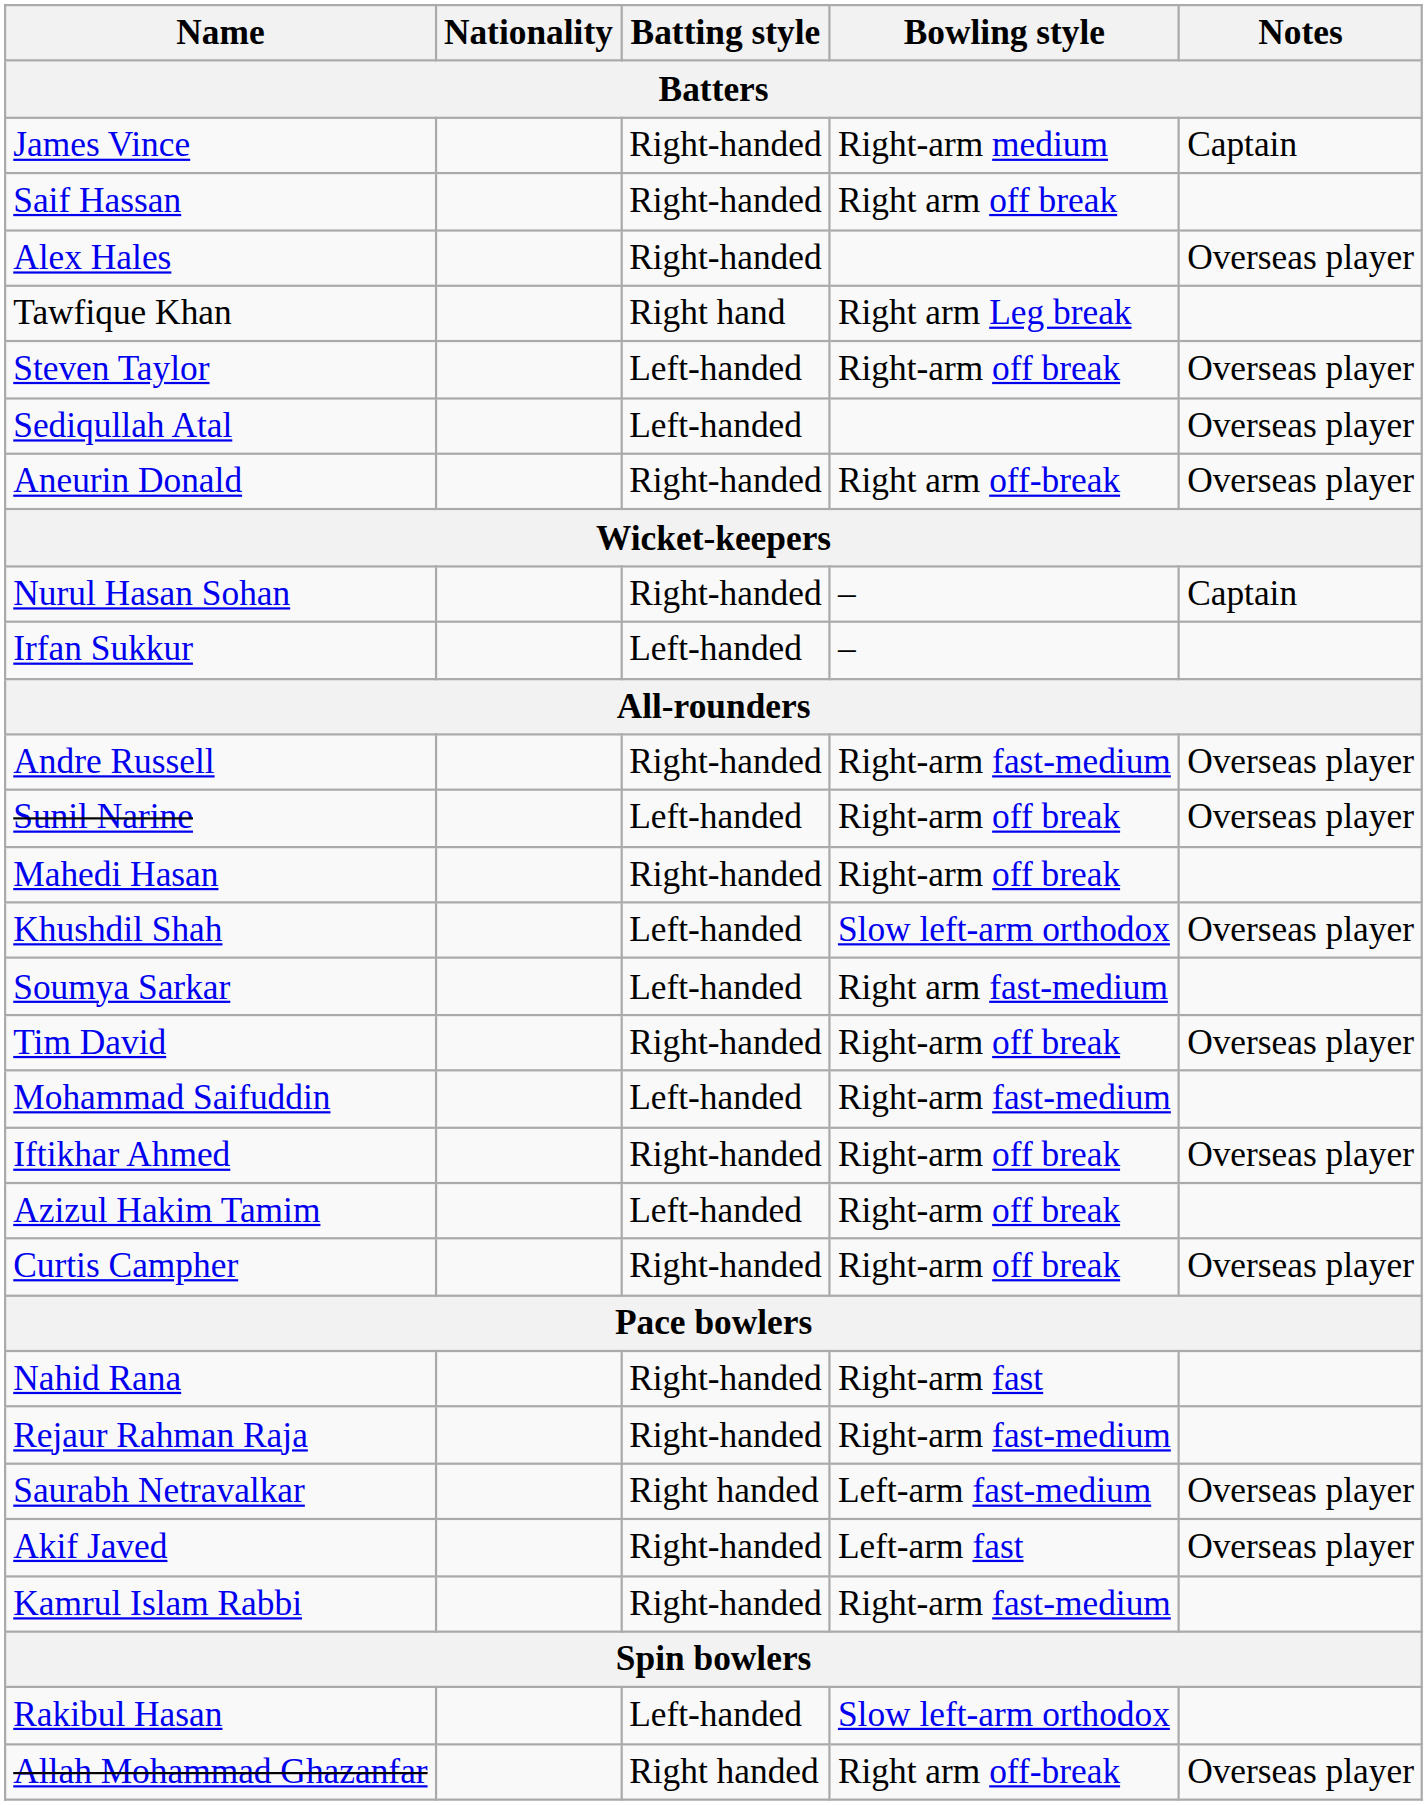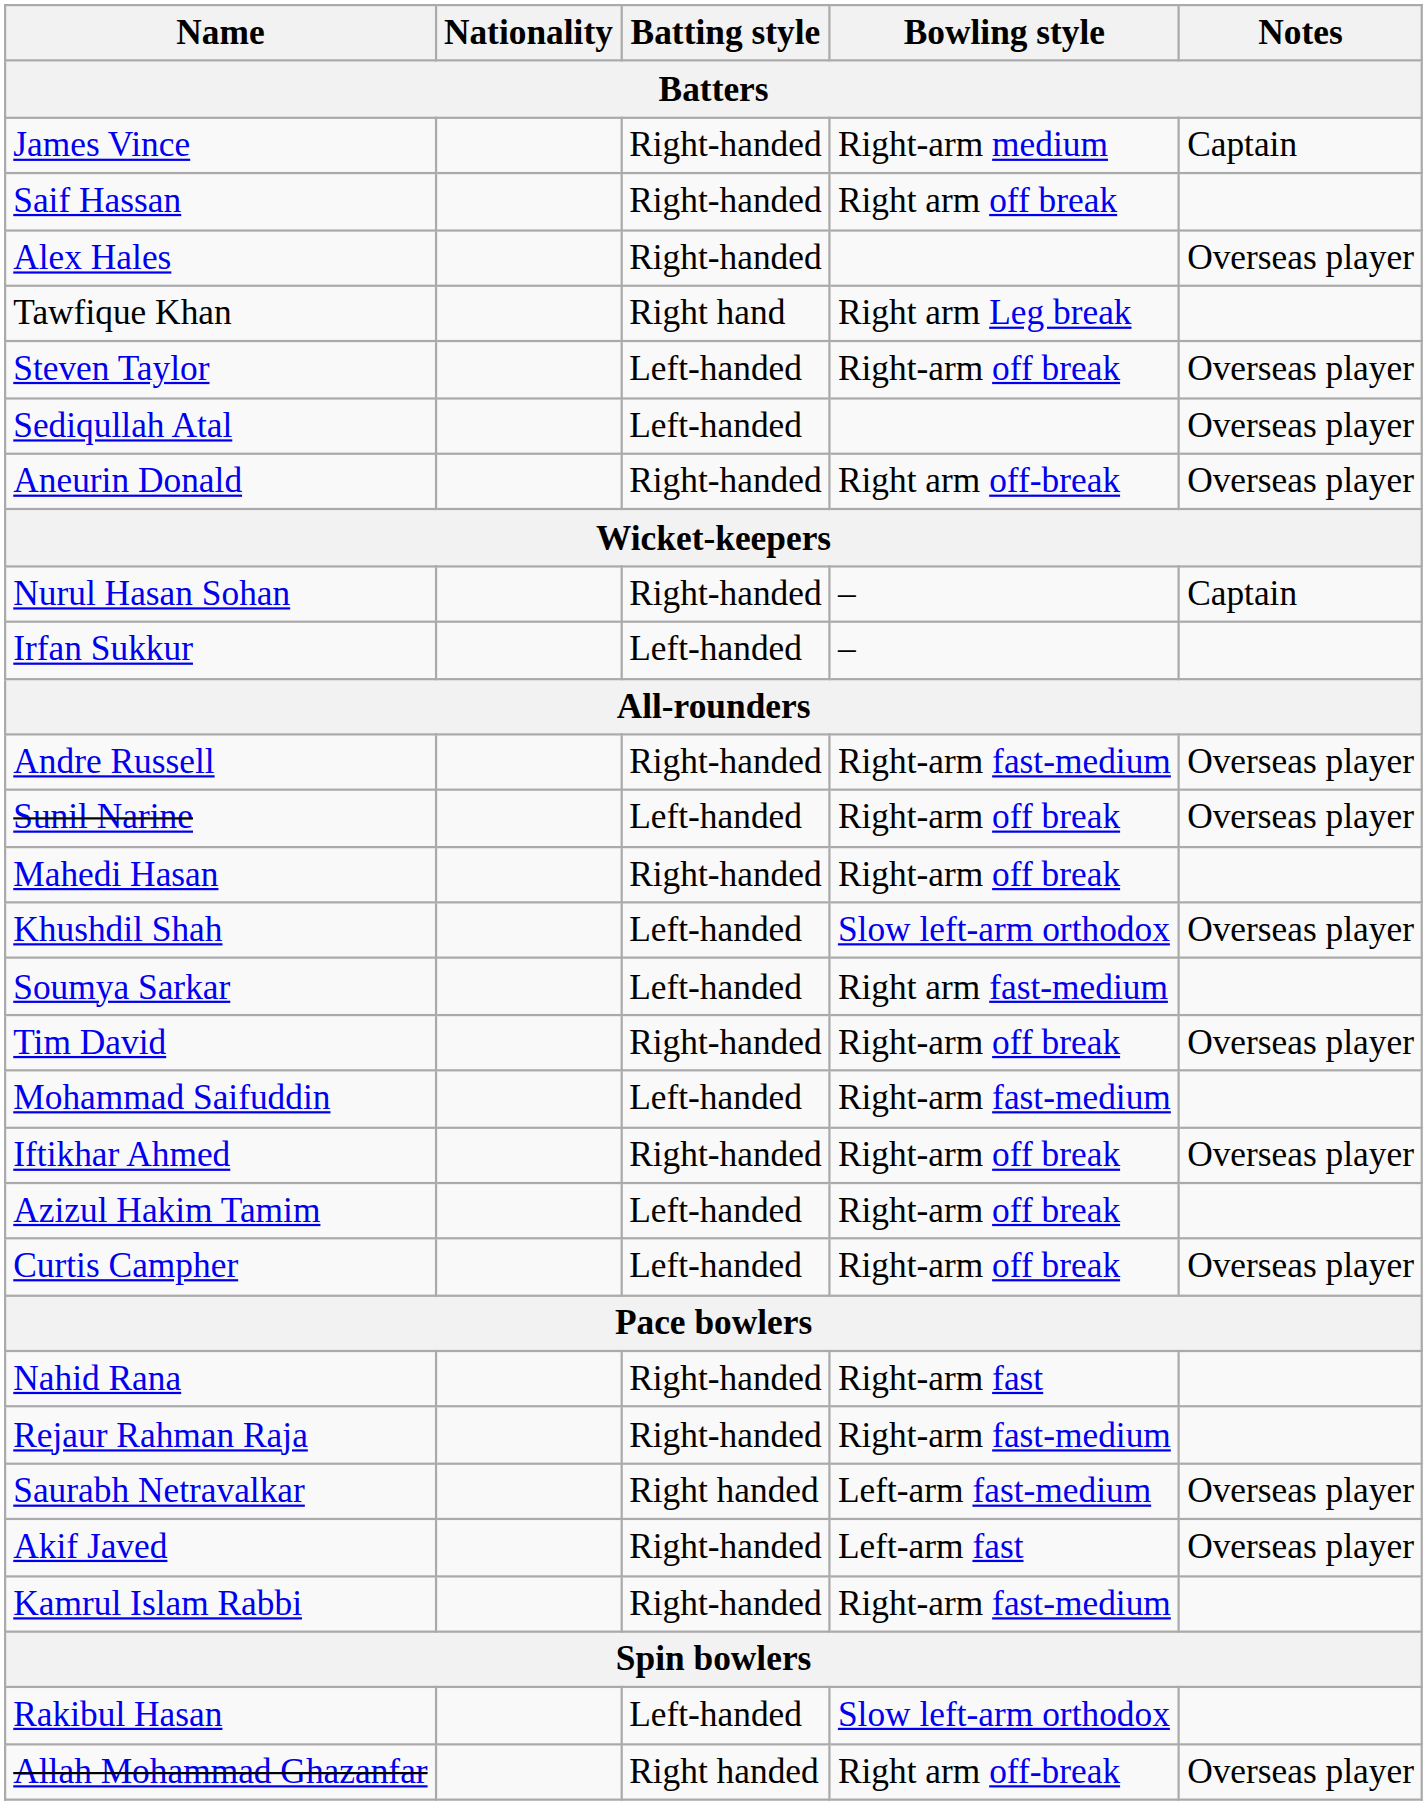(725, 1266) Right-handed -> (716, 1266) Left-handed
